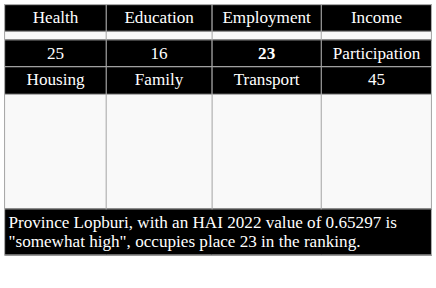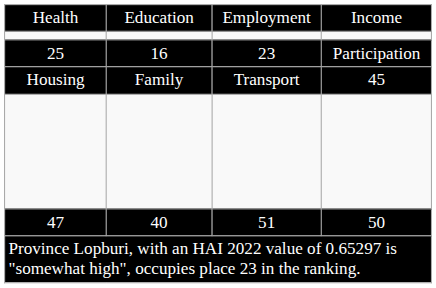(267, 53) bold -> (267, 53) normal
+ row: (56, 222)
